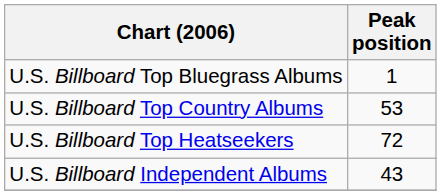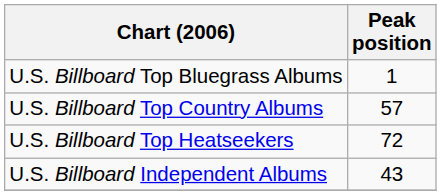(392, 108) 53 -> (392, 108) 57
